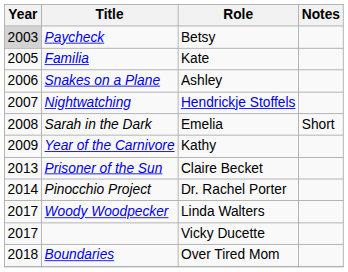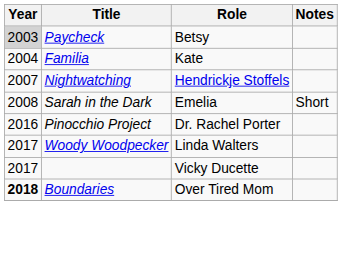(23, 59) 2005 -> (23, 59) 2004
- row: (102, 80)
- row: (110, 146)
- row: (103, 168)
(23, 189) 2014 -> (23, 124) 2016
(23, 255) normal -> (23, 189) bold
